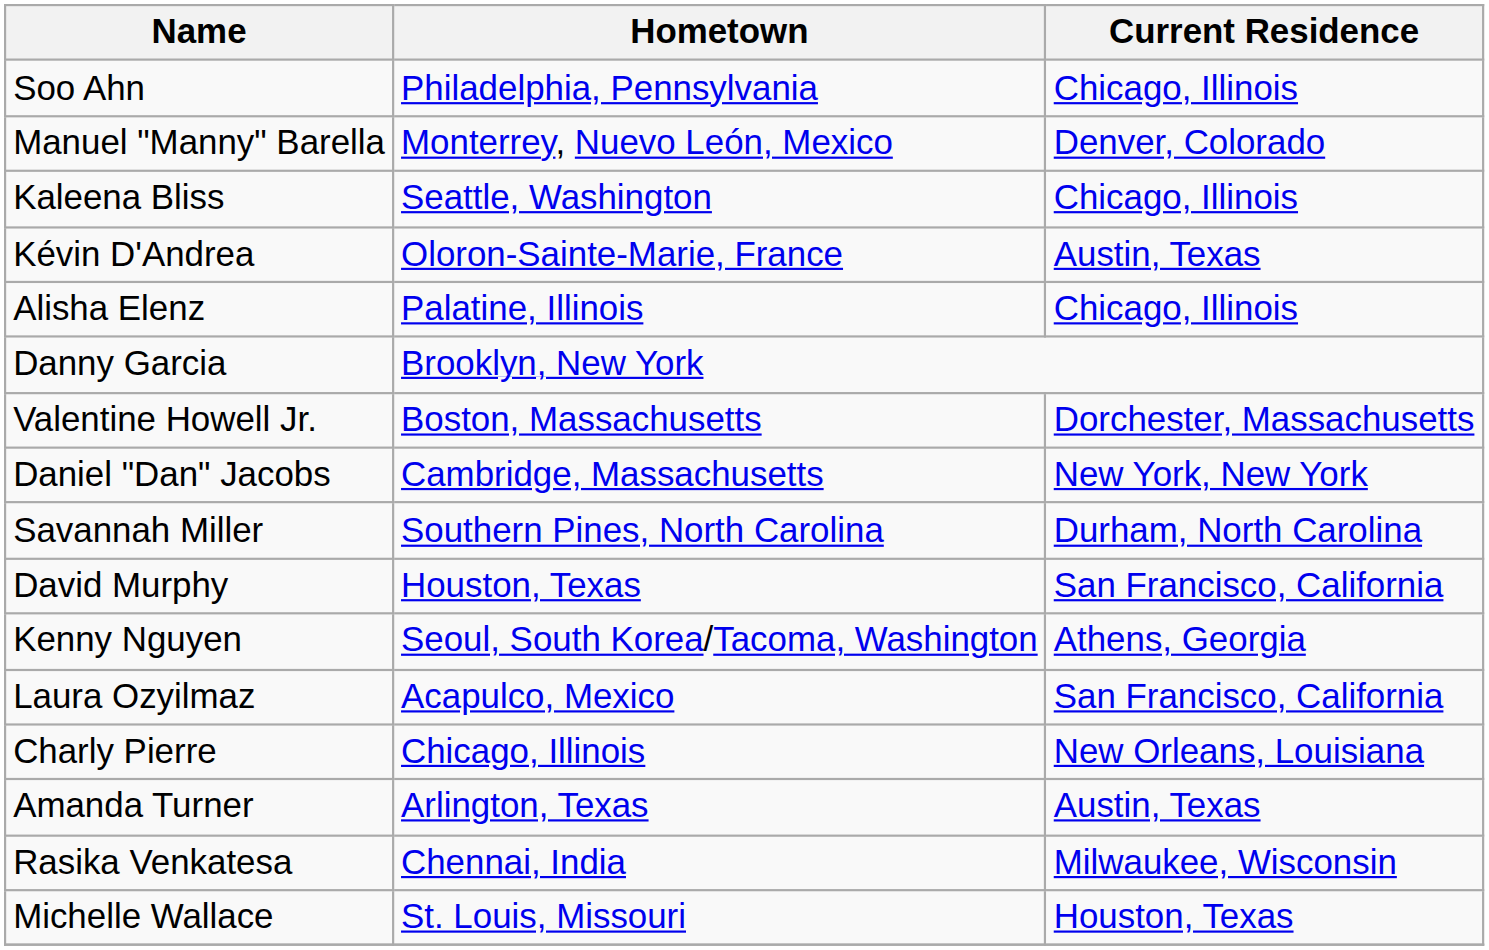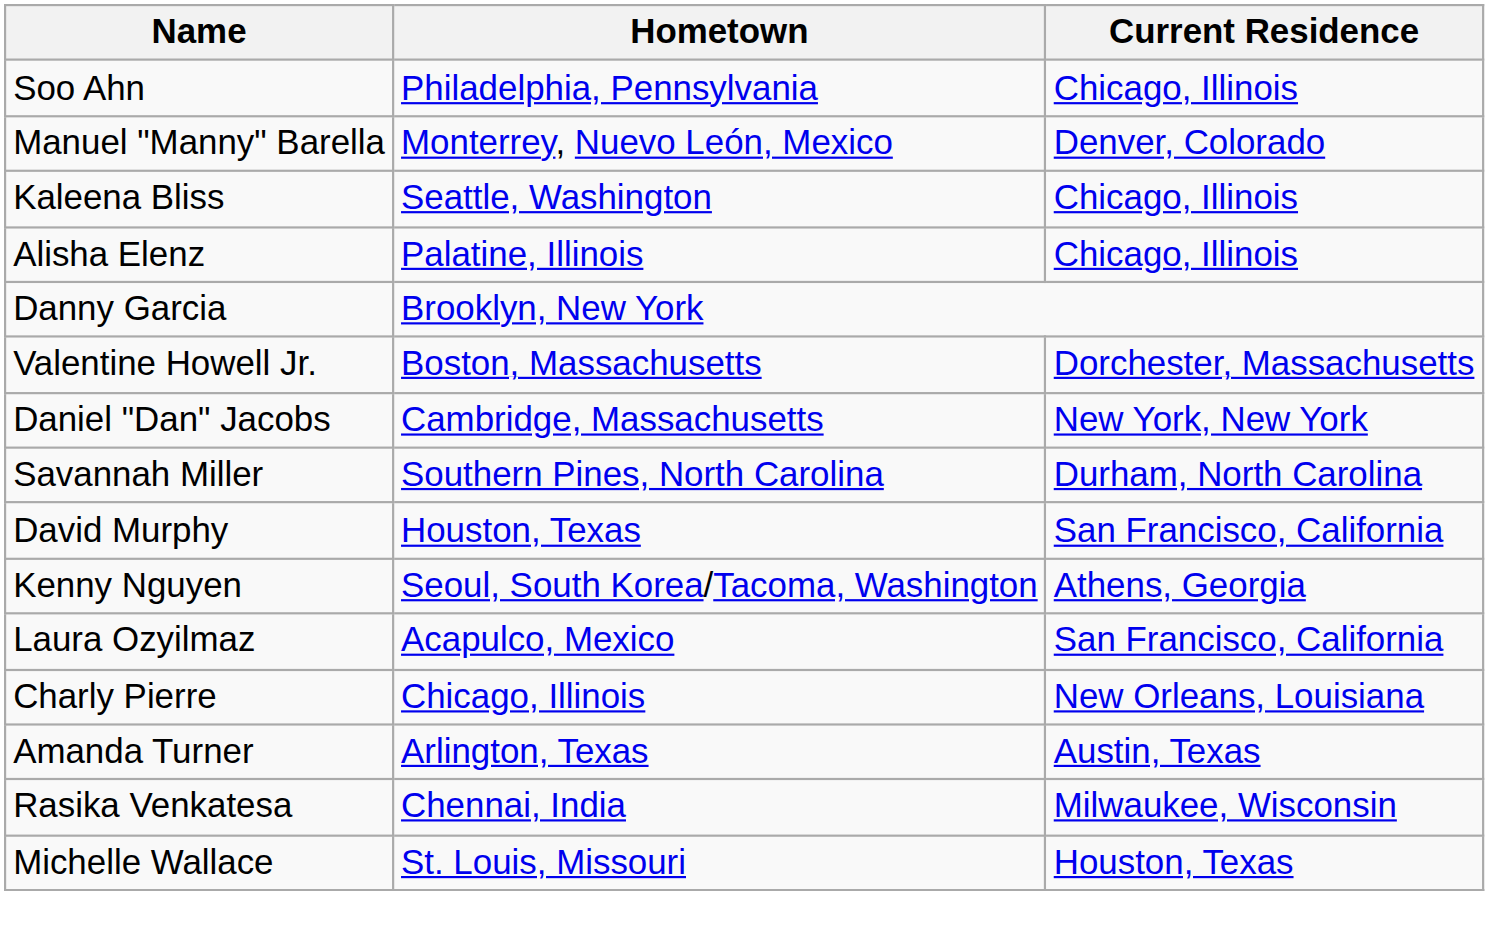- row: (134, 253)
